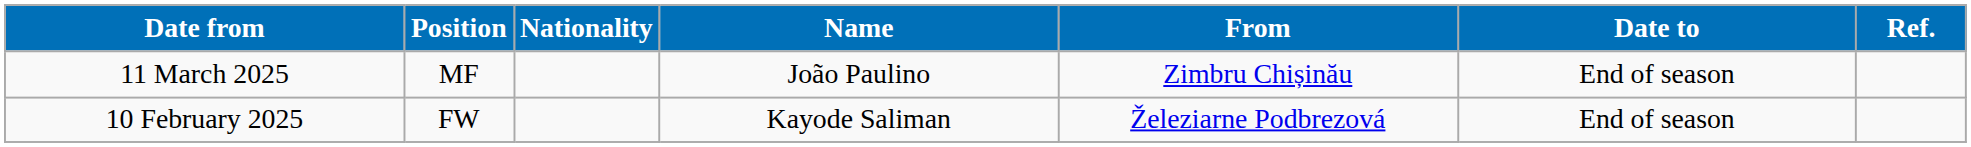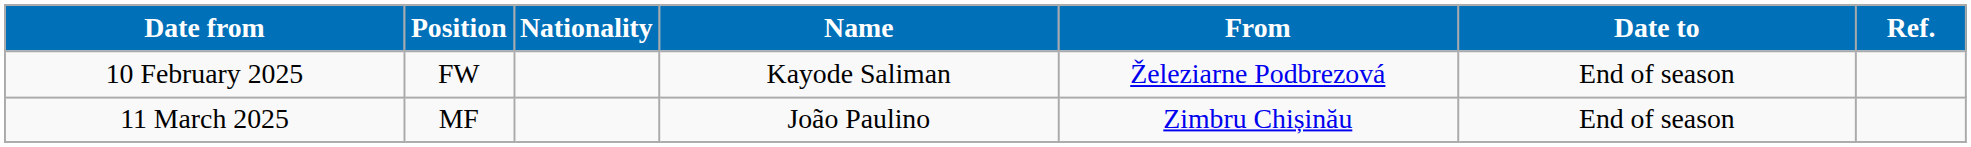rows swapped: (204, 119) <-> (204, 73)
